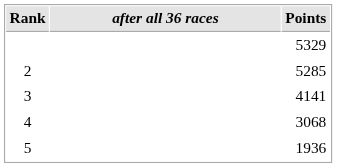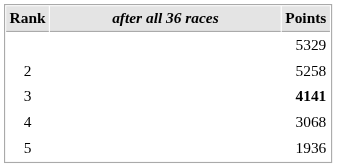(311, 71) 5285 -> (311, 71) 5258
(311, 96) normal -> (311, 96) bold
